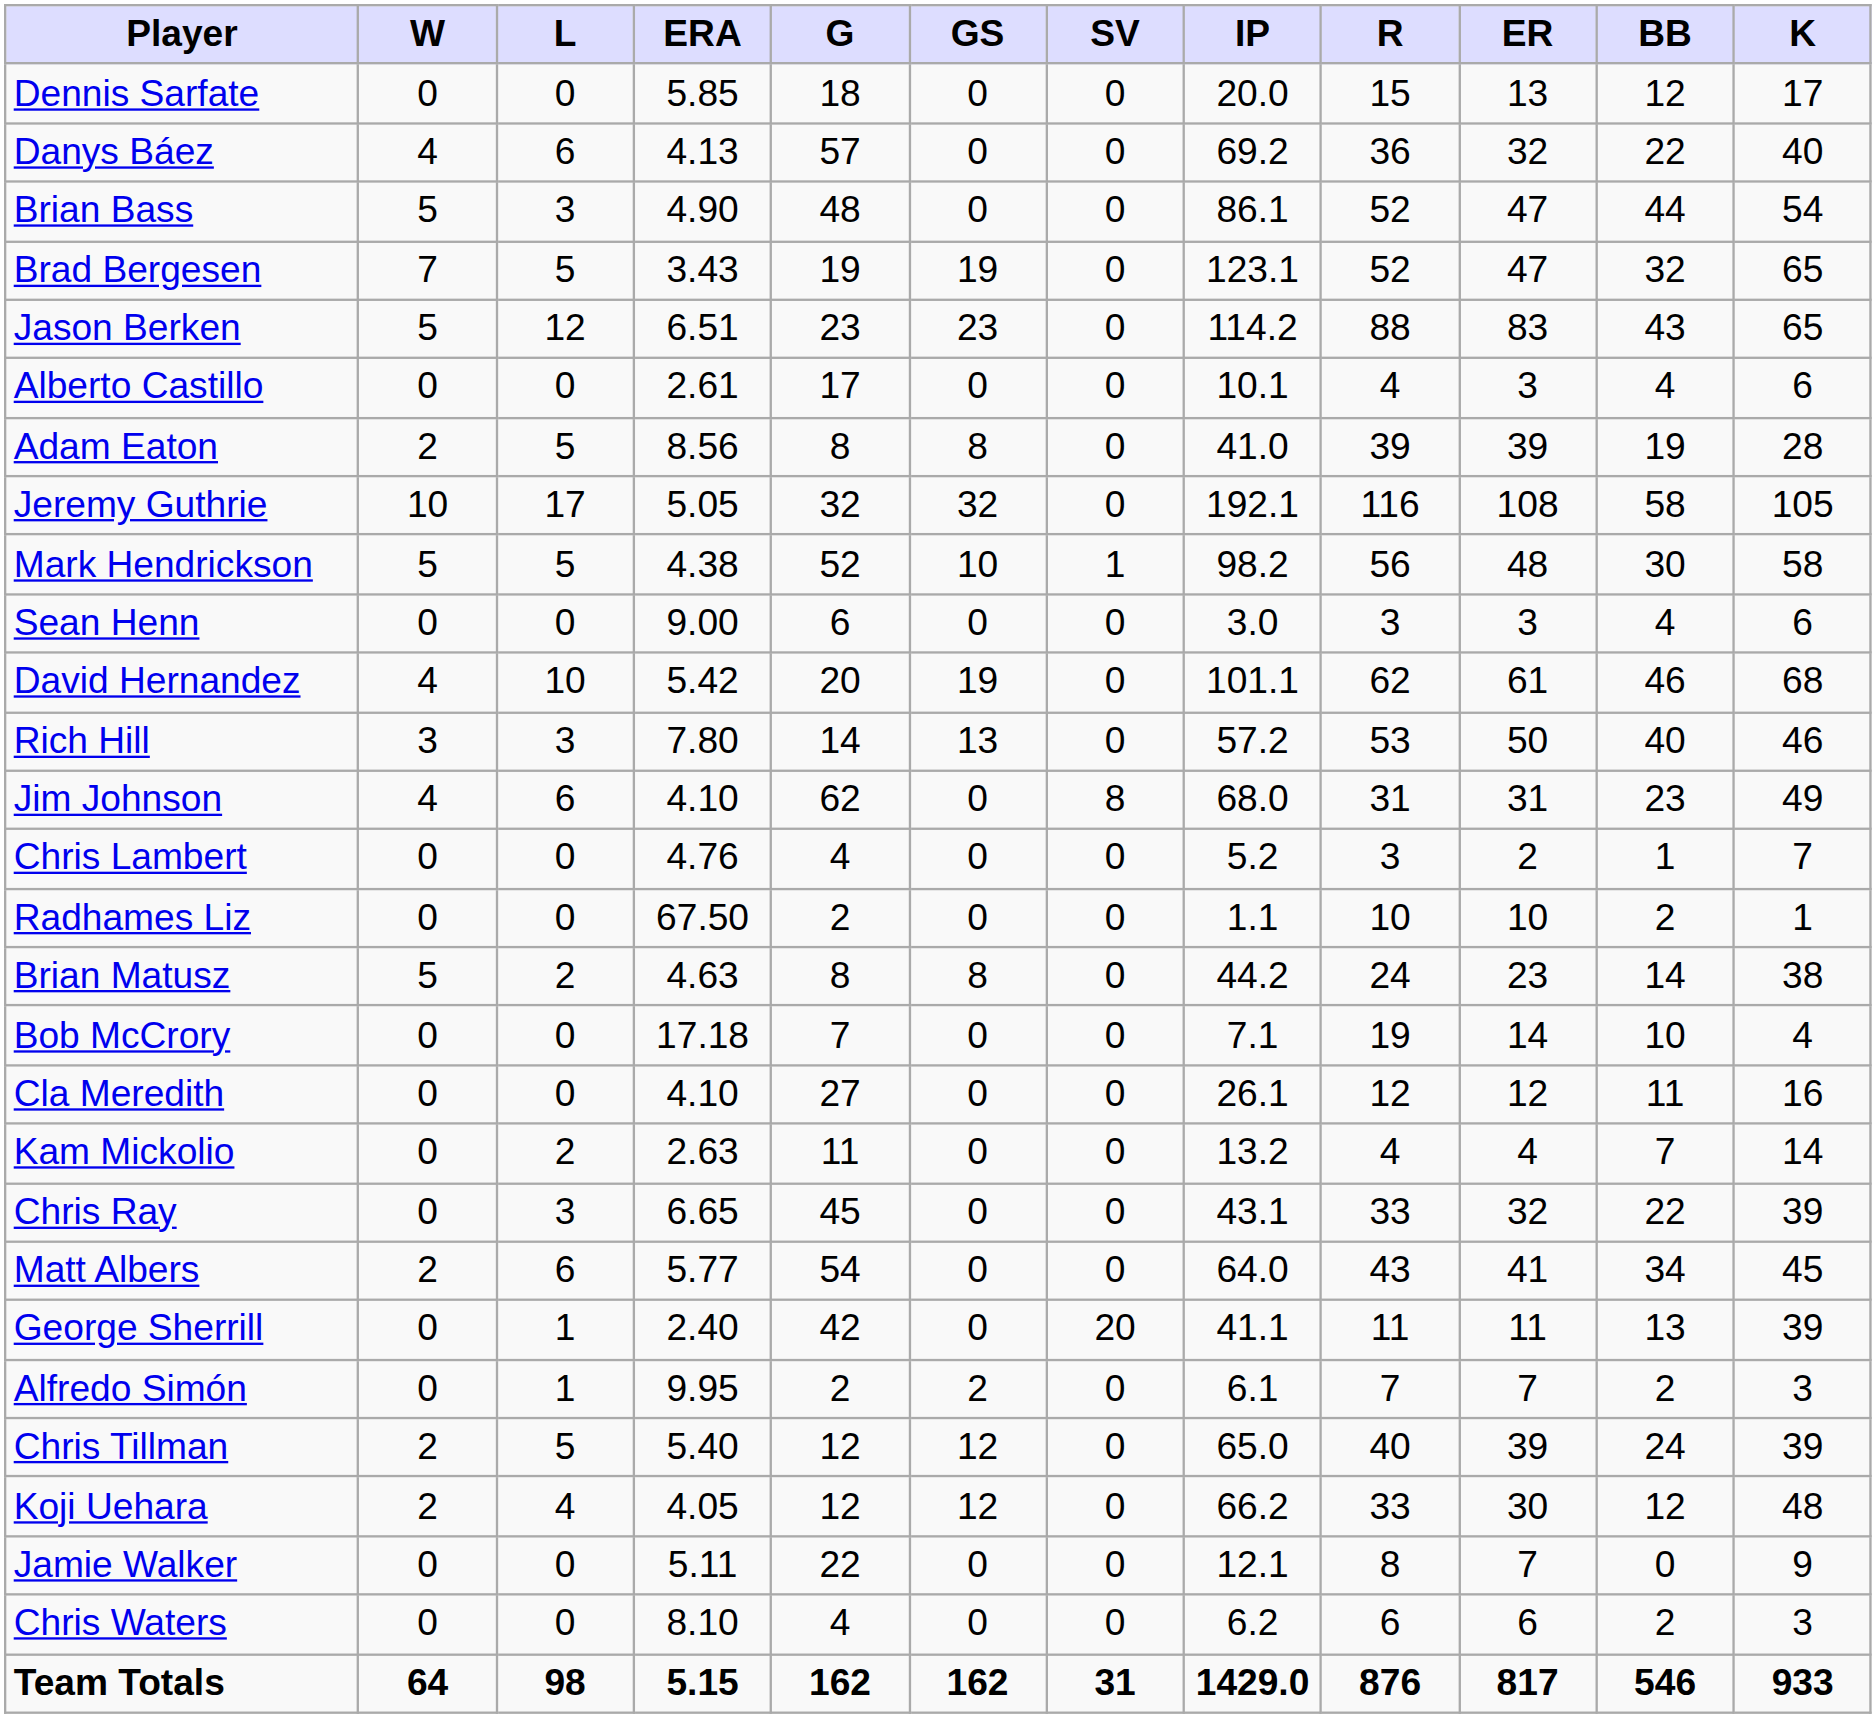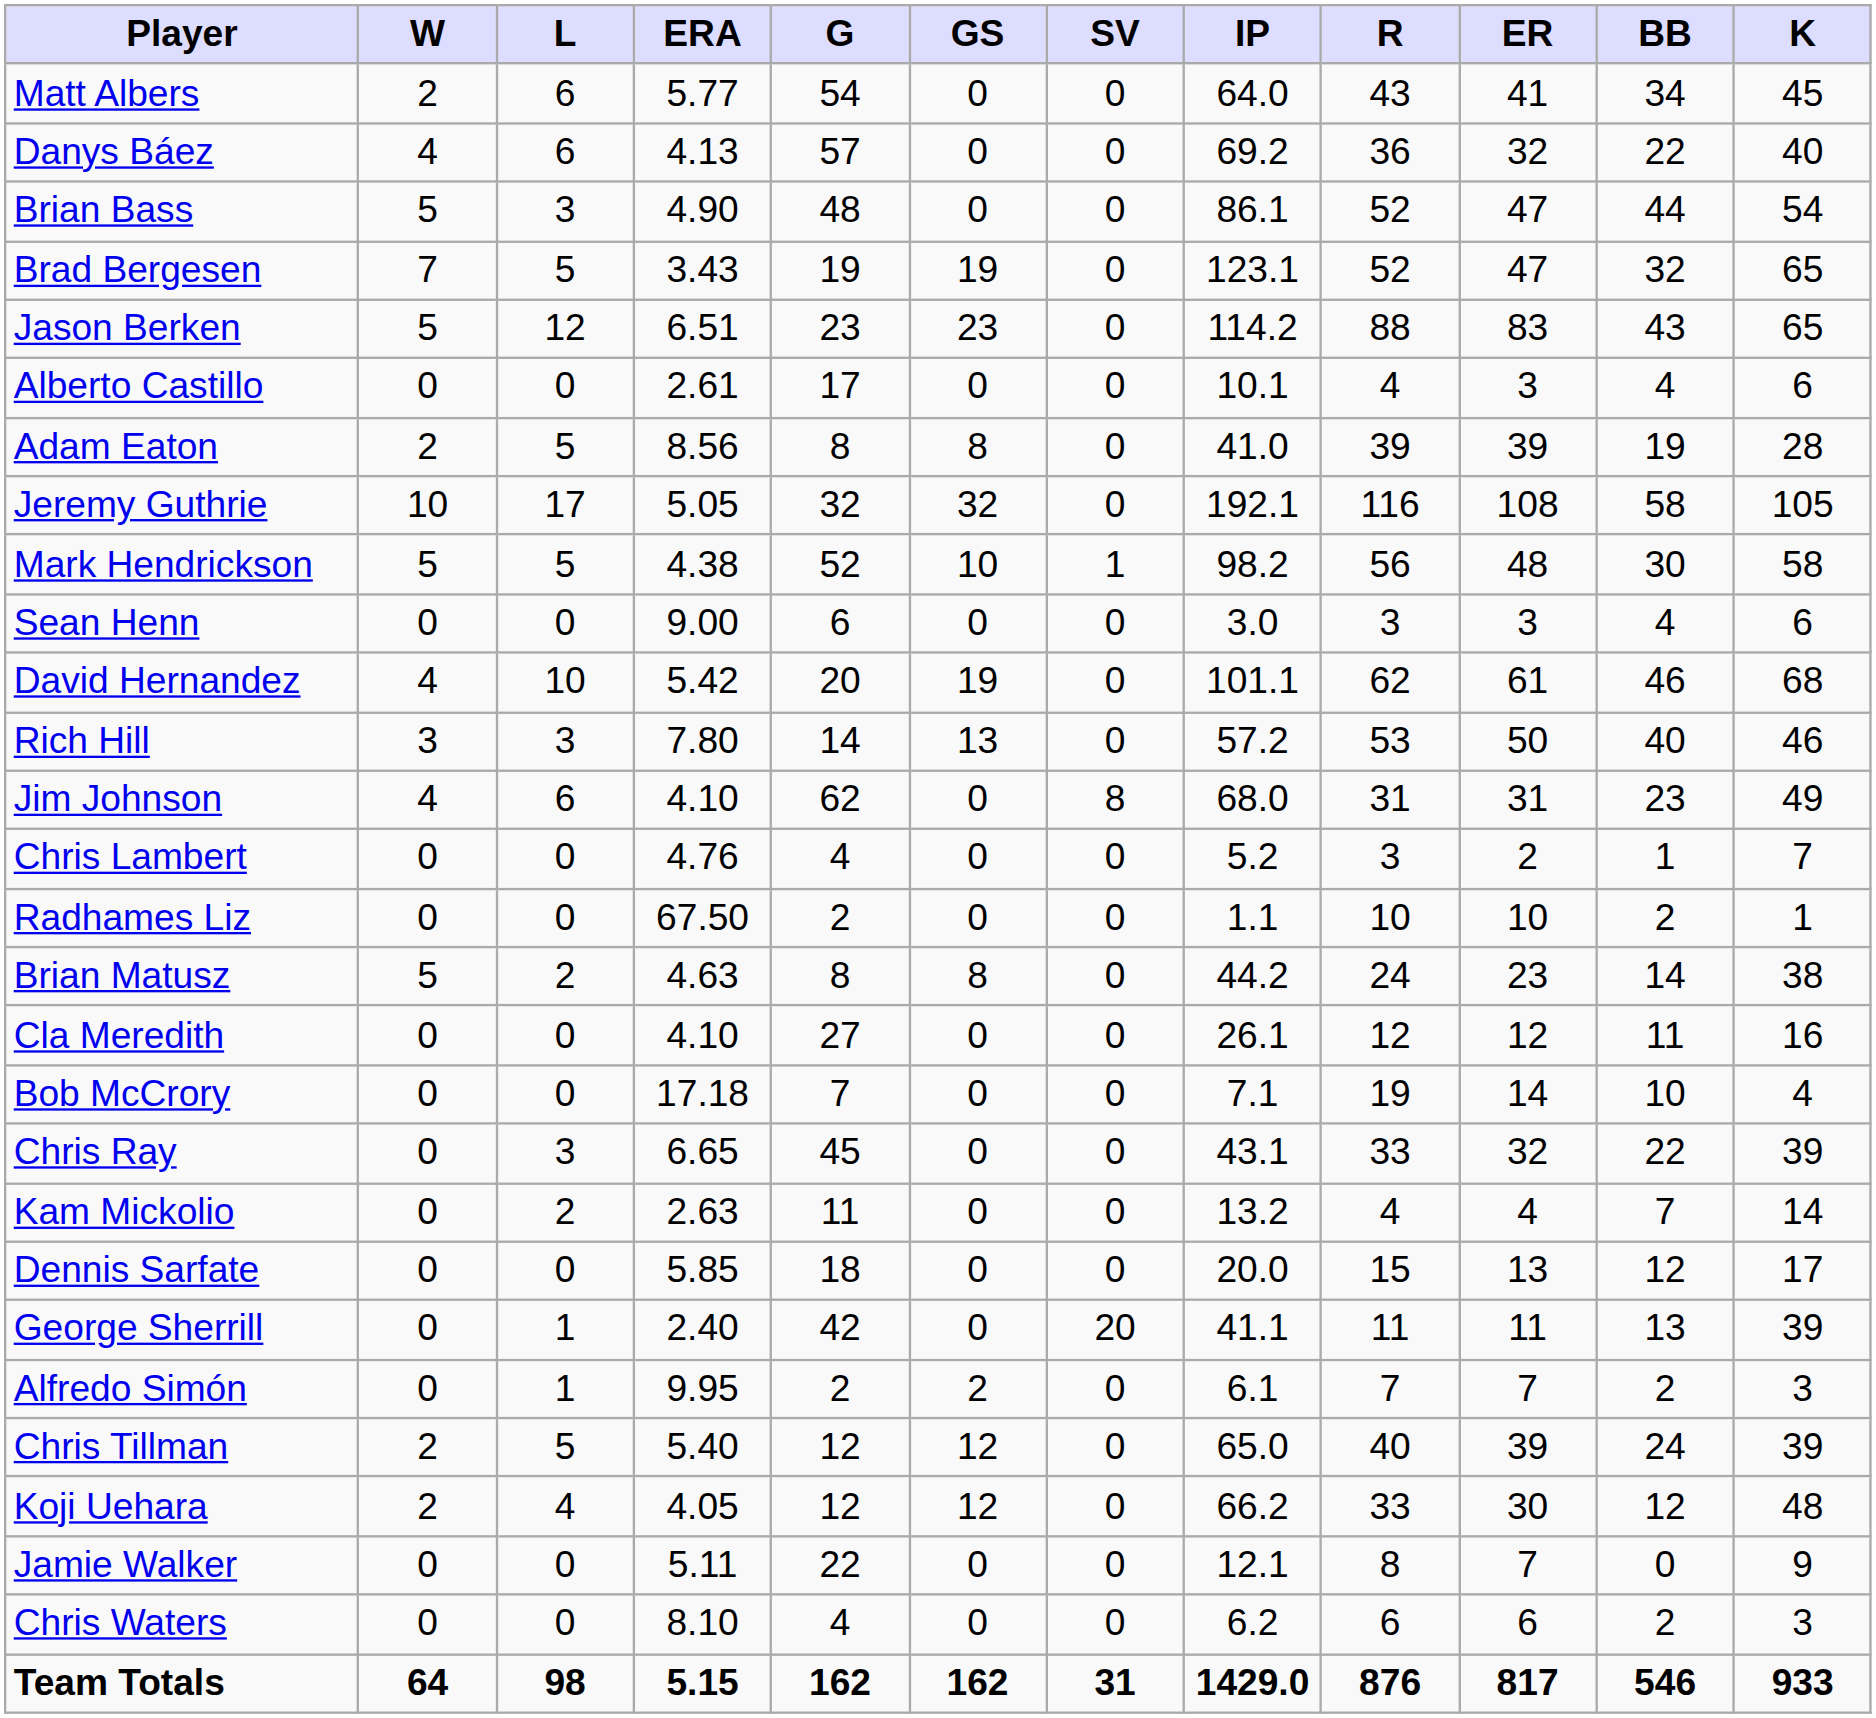rows swapped: (107, 1270) <-> (136, 92)
rows swapped: (122, 1034) <-> (119, 1093)
rows swapped: (124, 1152) <-> (95, 1211)
